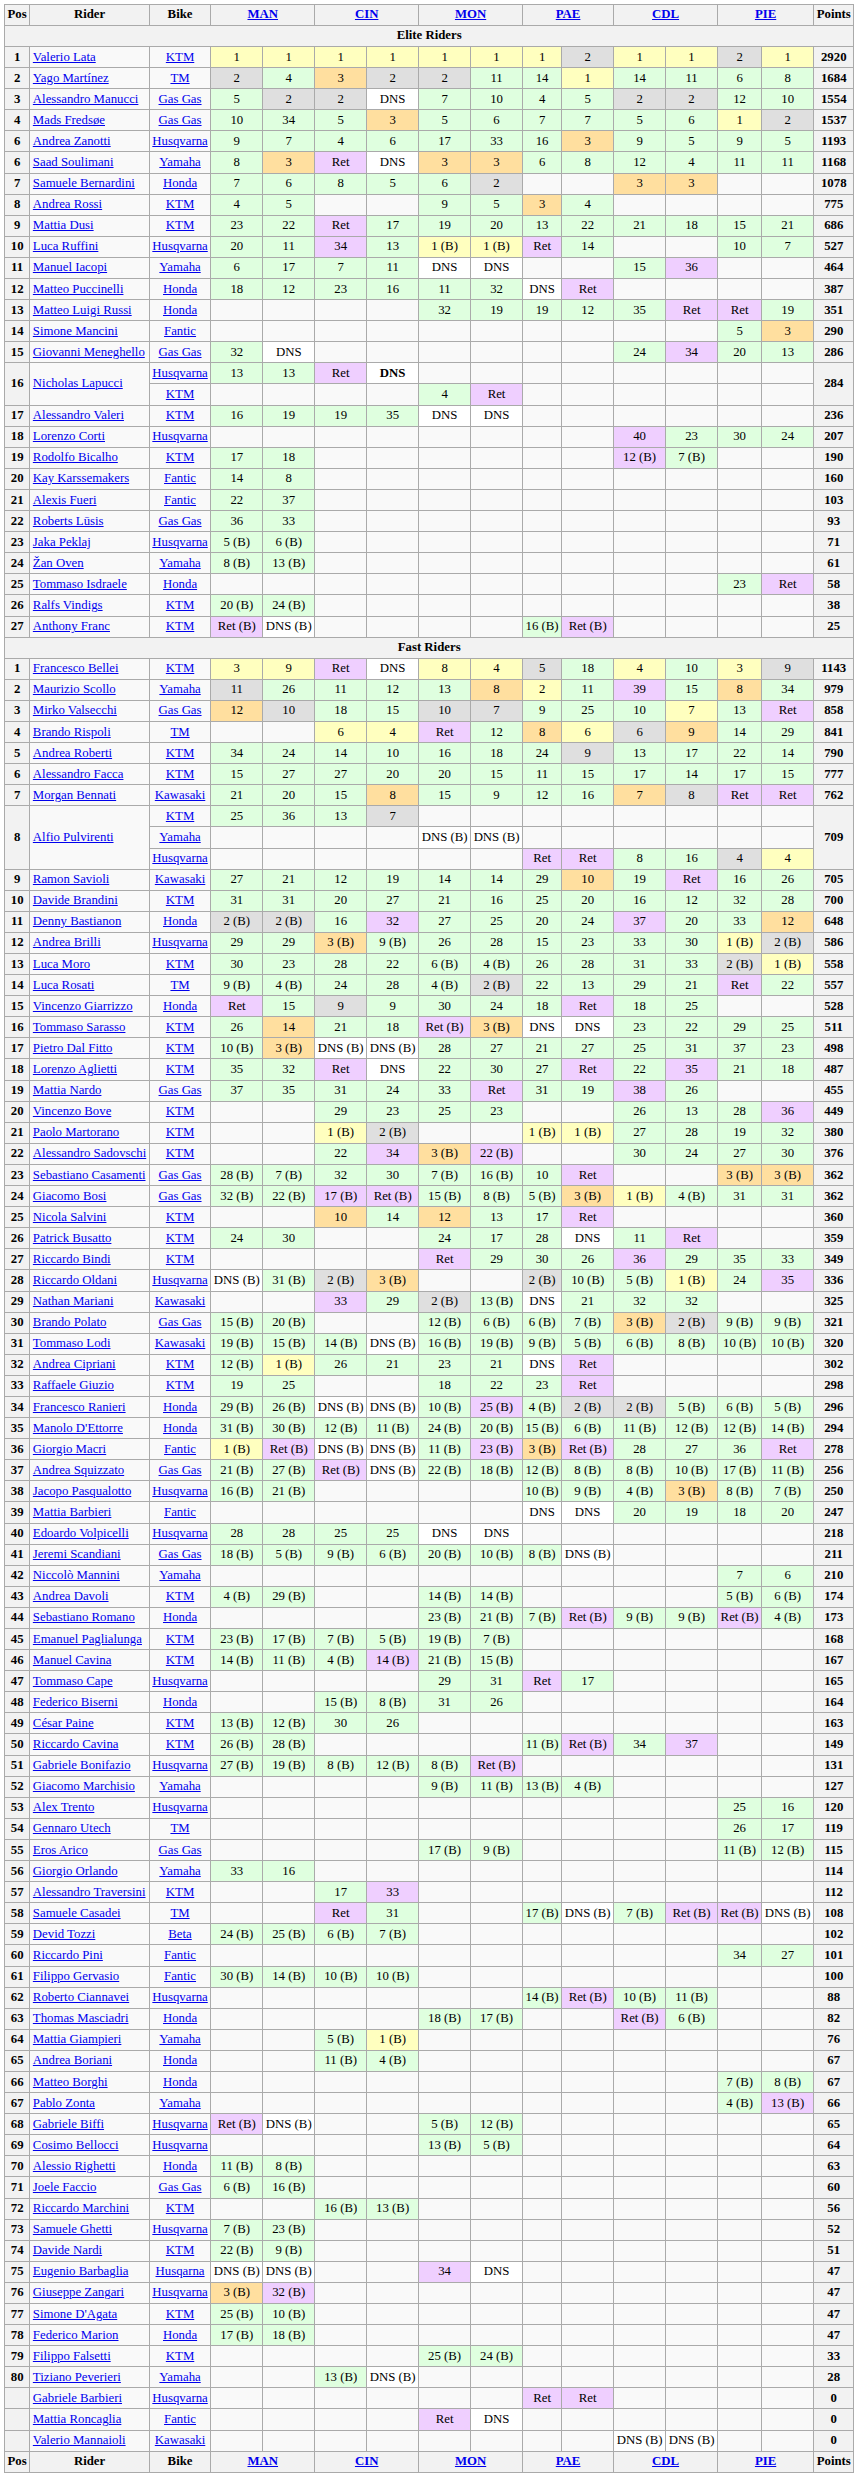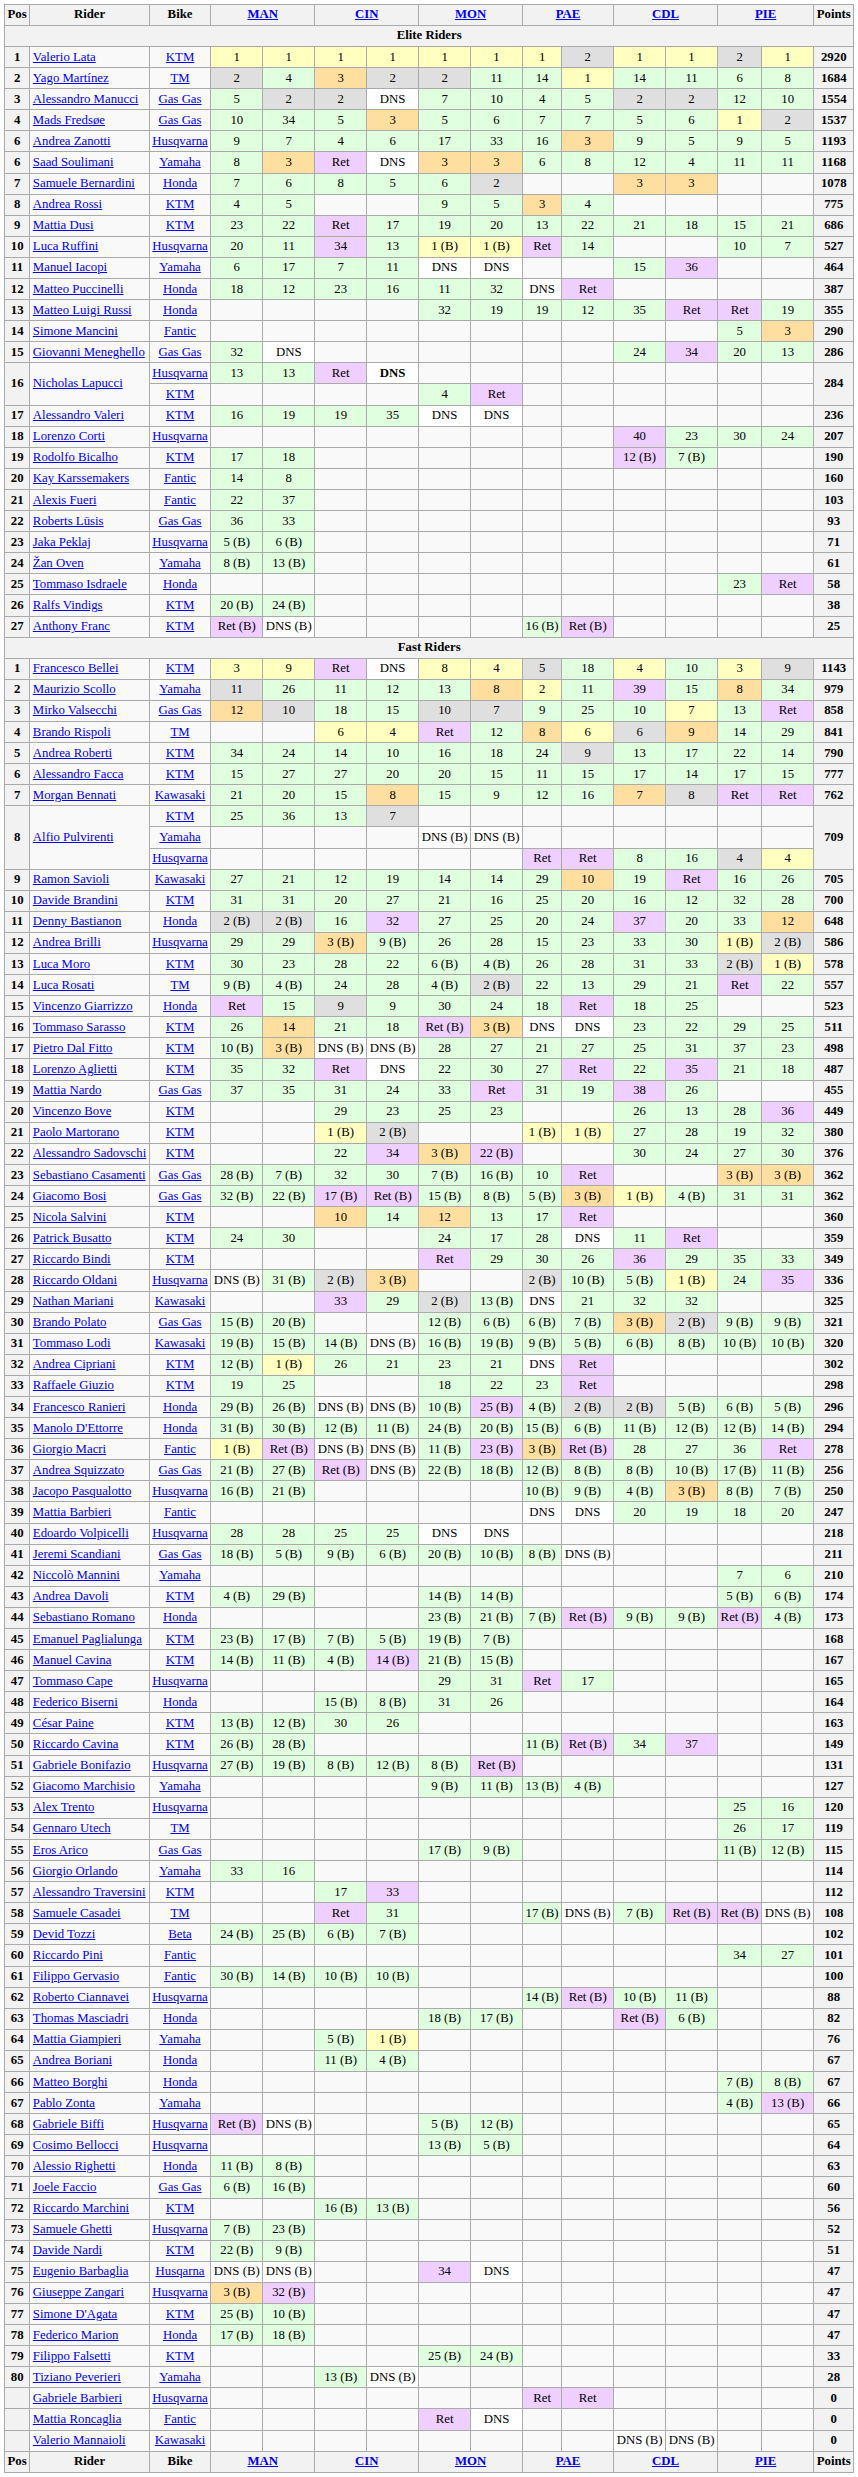(834, 310) 351 -> (834, 310) 355
(834, 964) 558 -> (834, 964) 578
(834, 1006) 528 -> (834, 1006) 523
